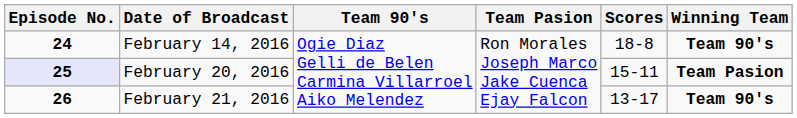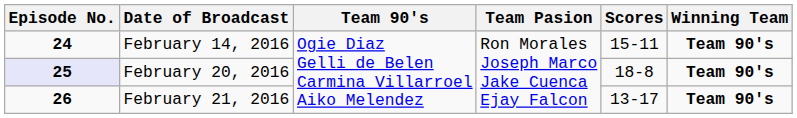(634, 45) 18-8 -> (634, 45) 15-11
(634, 72) 15-11 -> (634, 72) 18-8
(730, 72) Team Pasion -> (730, 72) Team 90's
